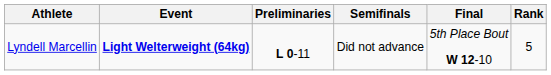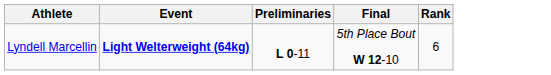- column: (380, 14)
(529, 47) 5 -> (436, 47) 6
